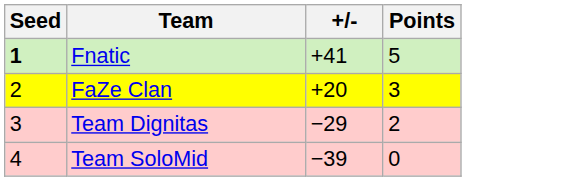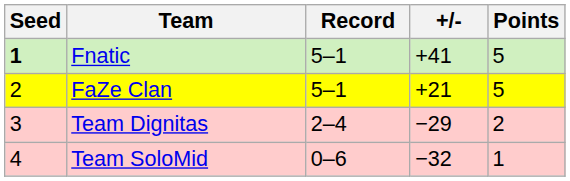+ column: (358, 21)
(329, 90) +20 -> (433, 90) +21
(394, 90) 3 -> (499, 90) 5
(329, 158) −39 -> (433, 158) −32
(394, 158) 0 -> (499, 158) 1
